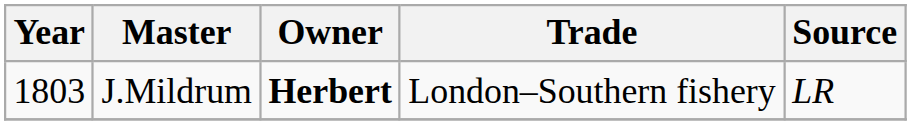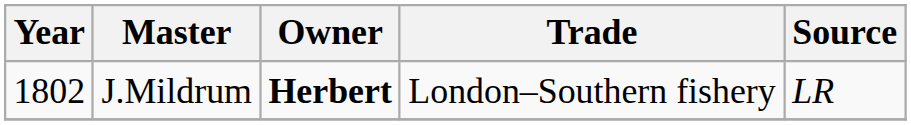(49, 89) 1803 -> (49, 89) 1802
